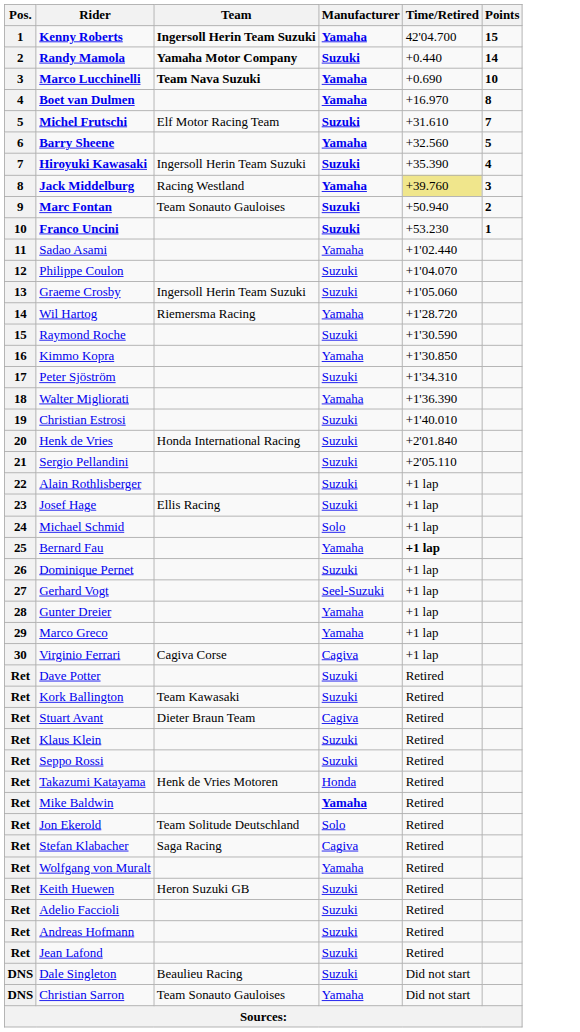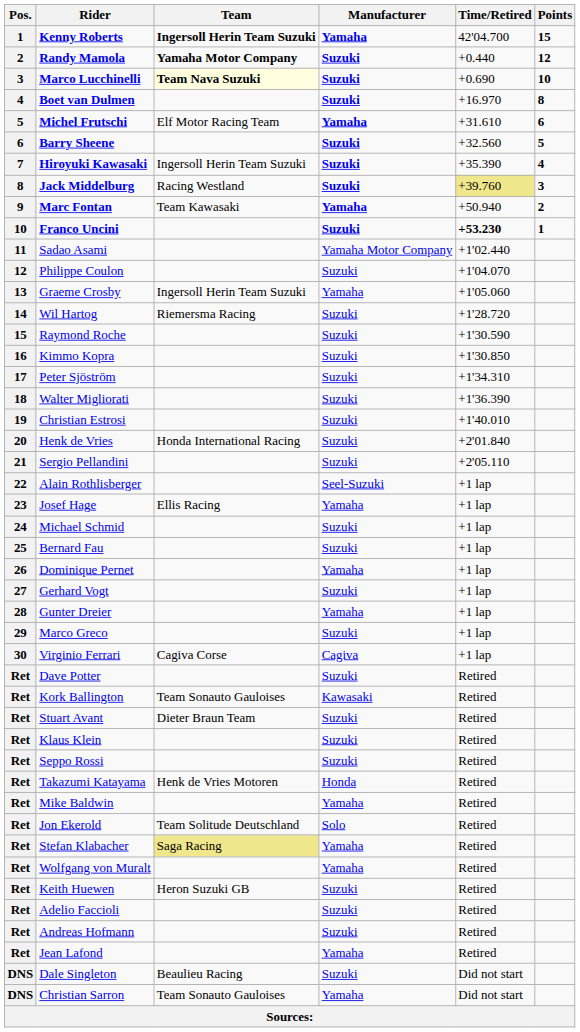(491, 57) 14 -> (544, 57) 12
(209, 79) no background -> (209, 79) lightyellow background
(344, 79) Yamaha -> (341, 79) Suzuki
(344, 100) Yamaha -> (341, 100) Suzuki
(341, 121) Suzuki -> (344, 121) Yamaha
(488, 121) 7 -> (541, 121) 6
(344, 143) Yamaha -> (341, 143) Suzuki
(344, 185) Yamaha -> (341, 185) Suzuki
(221, 207) Team Sonauto Gauloises -> (198, 207) Team Kawasaki
(341, 207) Suzuki -> (344, 207) Yamaha
(427, 228) normal -> (480, 228) bold
(343, 249) Yamaha -> (387, 249) Yamaha Motor Company
(340, 292) Suzuki -> (343, 292) Yamaha
(343, 313) Yamaha -> (340, 313) Suzuki
(343, 356) Yamaha -> (340, 356) Suzuki
(343, 398) Yamaha -> (340, 398) Suzuki
(340, 484) Suzuki -> (353, 484) Seel-Suzuki
(340, 505) Suzuki -> (343, 505) Yamaha
(334, 526) Solo -> (340, 526) Suzuki
(343, 547) Yamaha -> (340, 547) Suzuki
(423, 547) bold -> (475, 547) normal
(340, 569) Suzuki -> (343, 569) Yamaha
(353, 590) Seel-Suzuki -> (340, 590) Suzuki
(343, 633) Yamaha -> (340, 633) Suzuki
(198, 697) Team Kawasaki -> (221, 697) Team Sonauto Gauloises
(340, 697) Suzuki -> (347, 697) Kawasaki
(340, 718) Cagiva -> (340, 718) Suzuki
(344, 803) bold -> (343, 803) normal
(189, 846) no background -> (189, 846) khaki background
(340, 846) Cagiva -> (343, 846) Yamaha
(340, 952) Suzuki -> (343, 952) Yamaha
